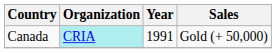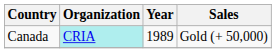(160, 36) 1991 -> (160, 36) 1989
